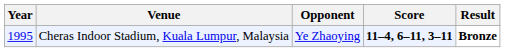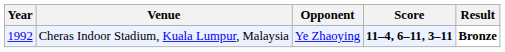(20, 36) 1995 -> (20, 36) 1992
